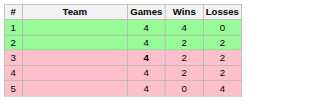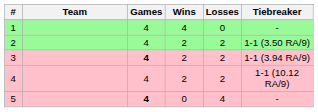+ column: (277, 12)
(146, 89) normal -> (146, 99) bold
